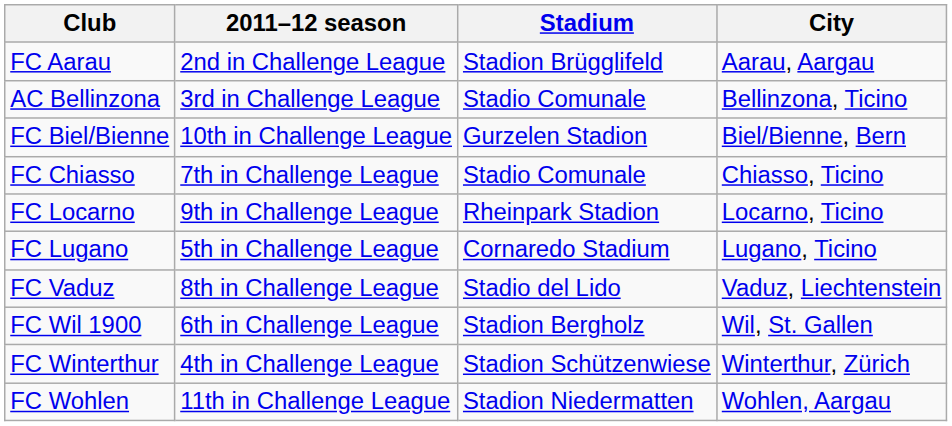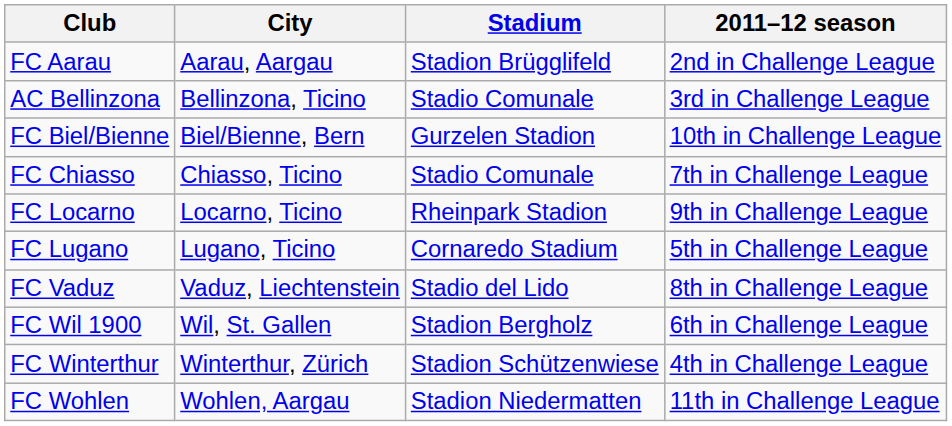columns swapped: (832, 23) <-> (316, 23)
